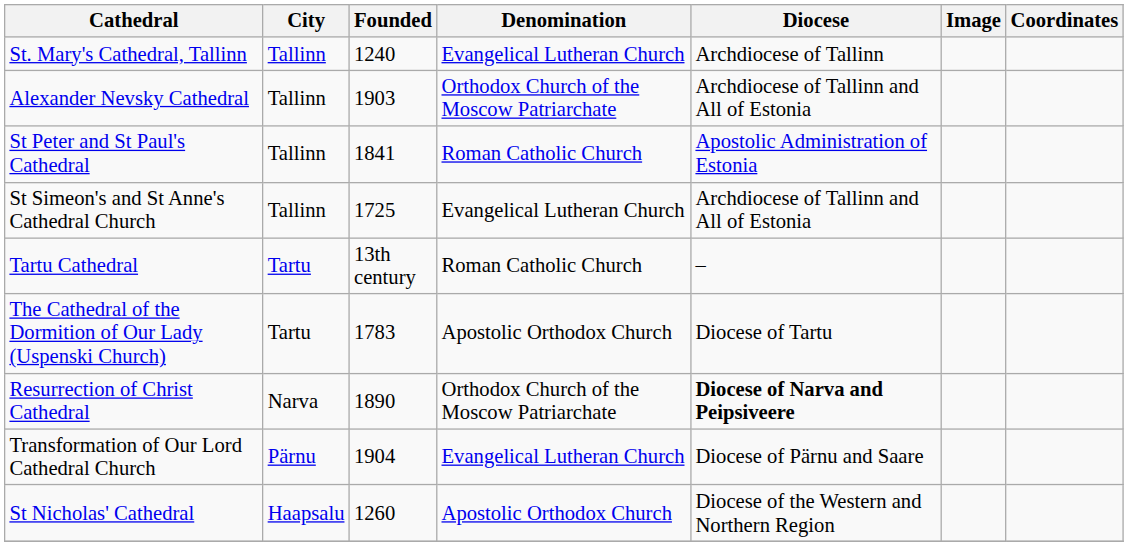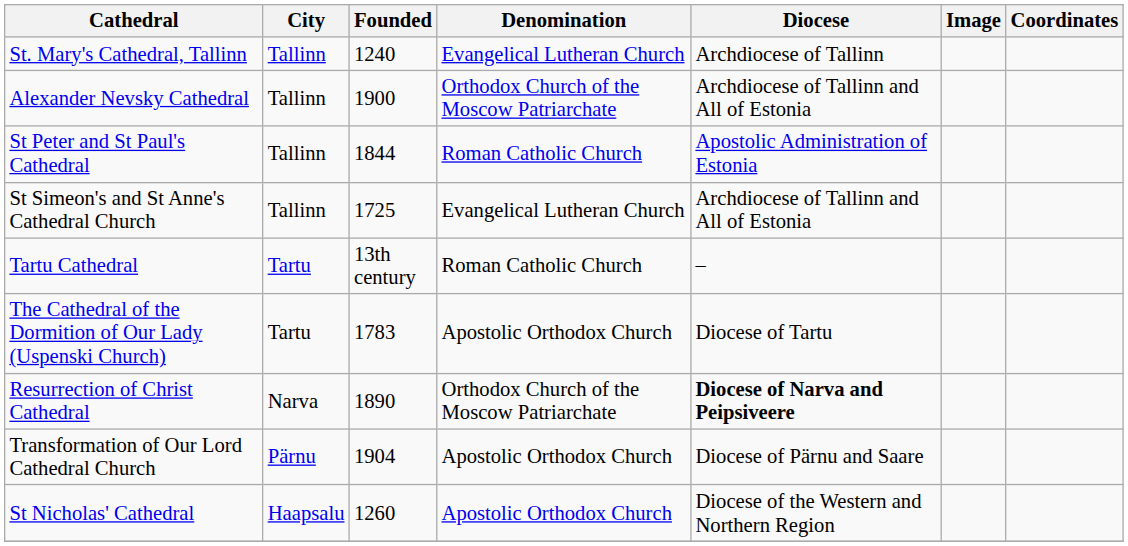(375, 97) 1903 -> (375, 97) 1900
(375, 153) 1841 -> (375, 153) 1844
(563, 456) Evangelical Lutheran Church -> (557, 456) Apostolic Orthodox Church
